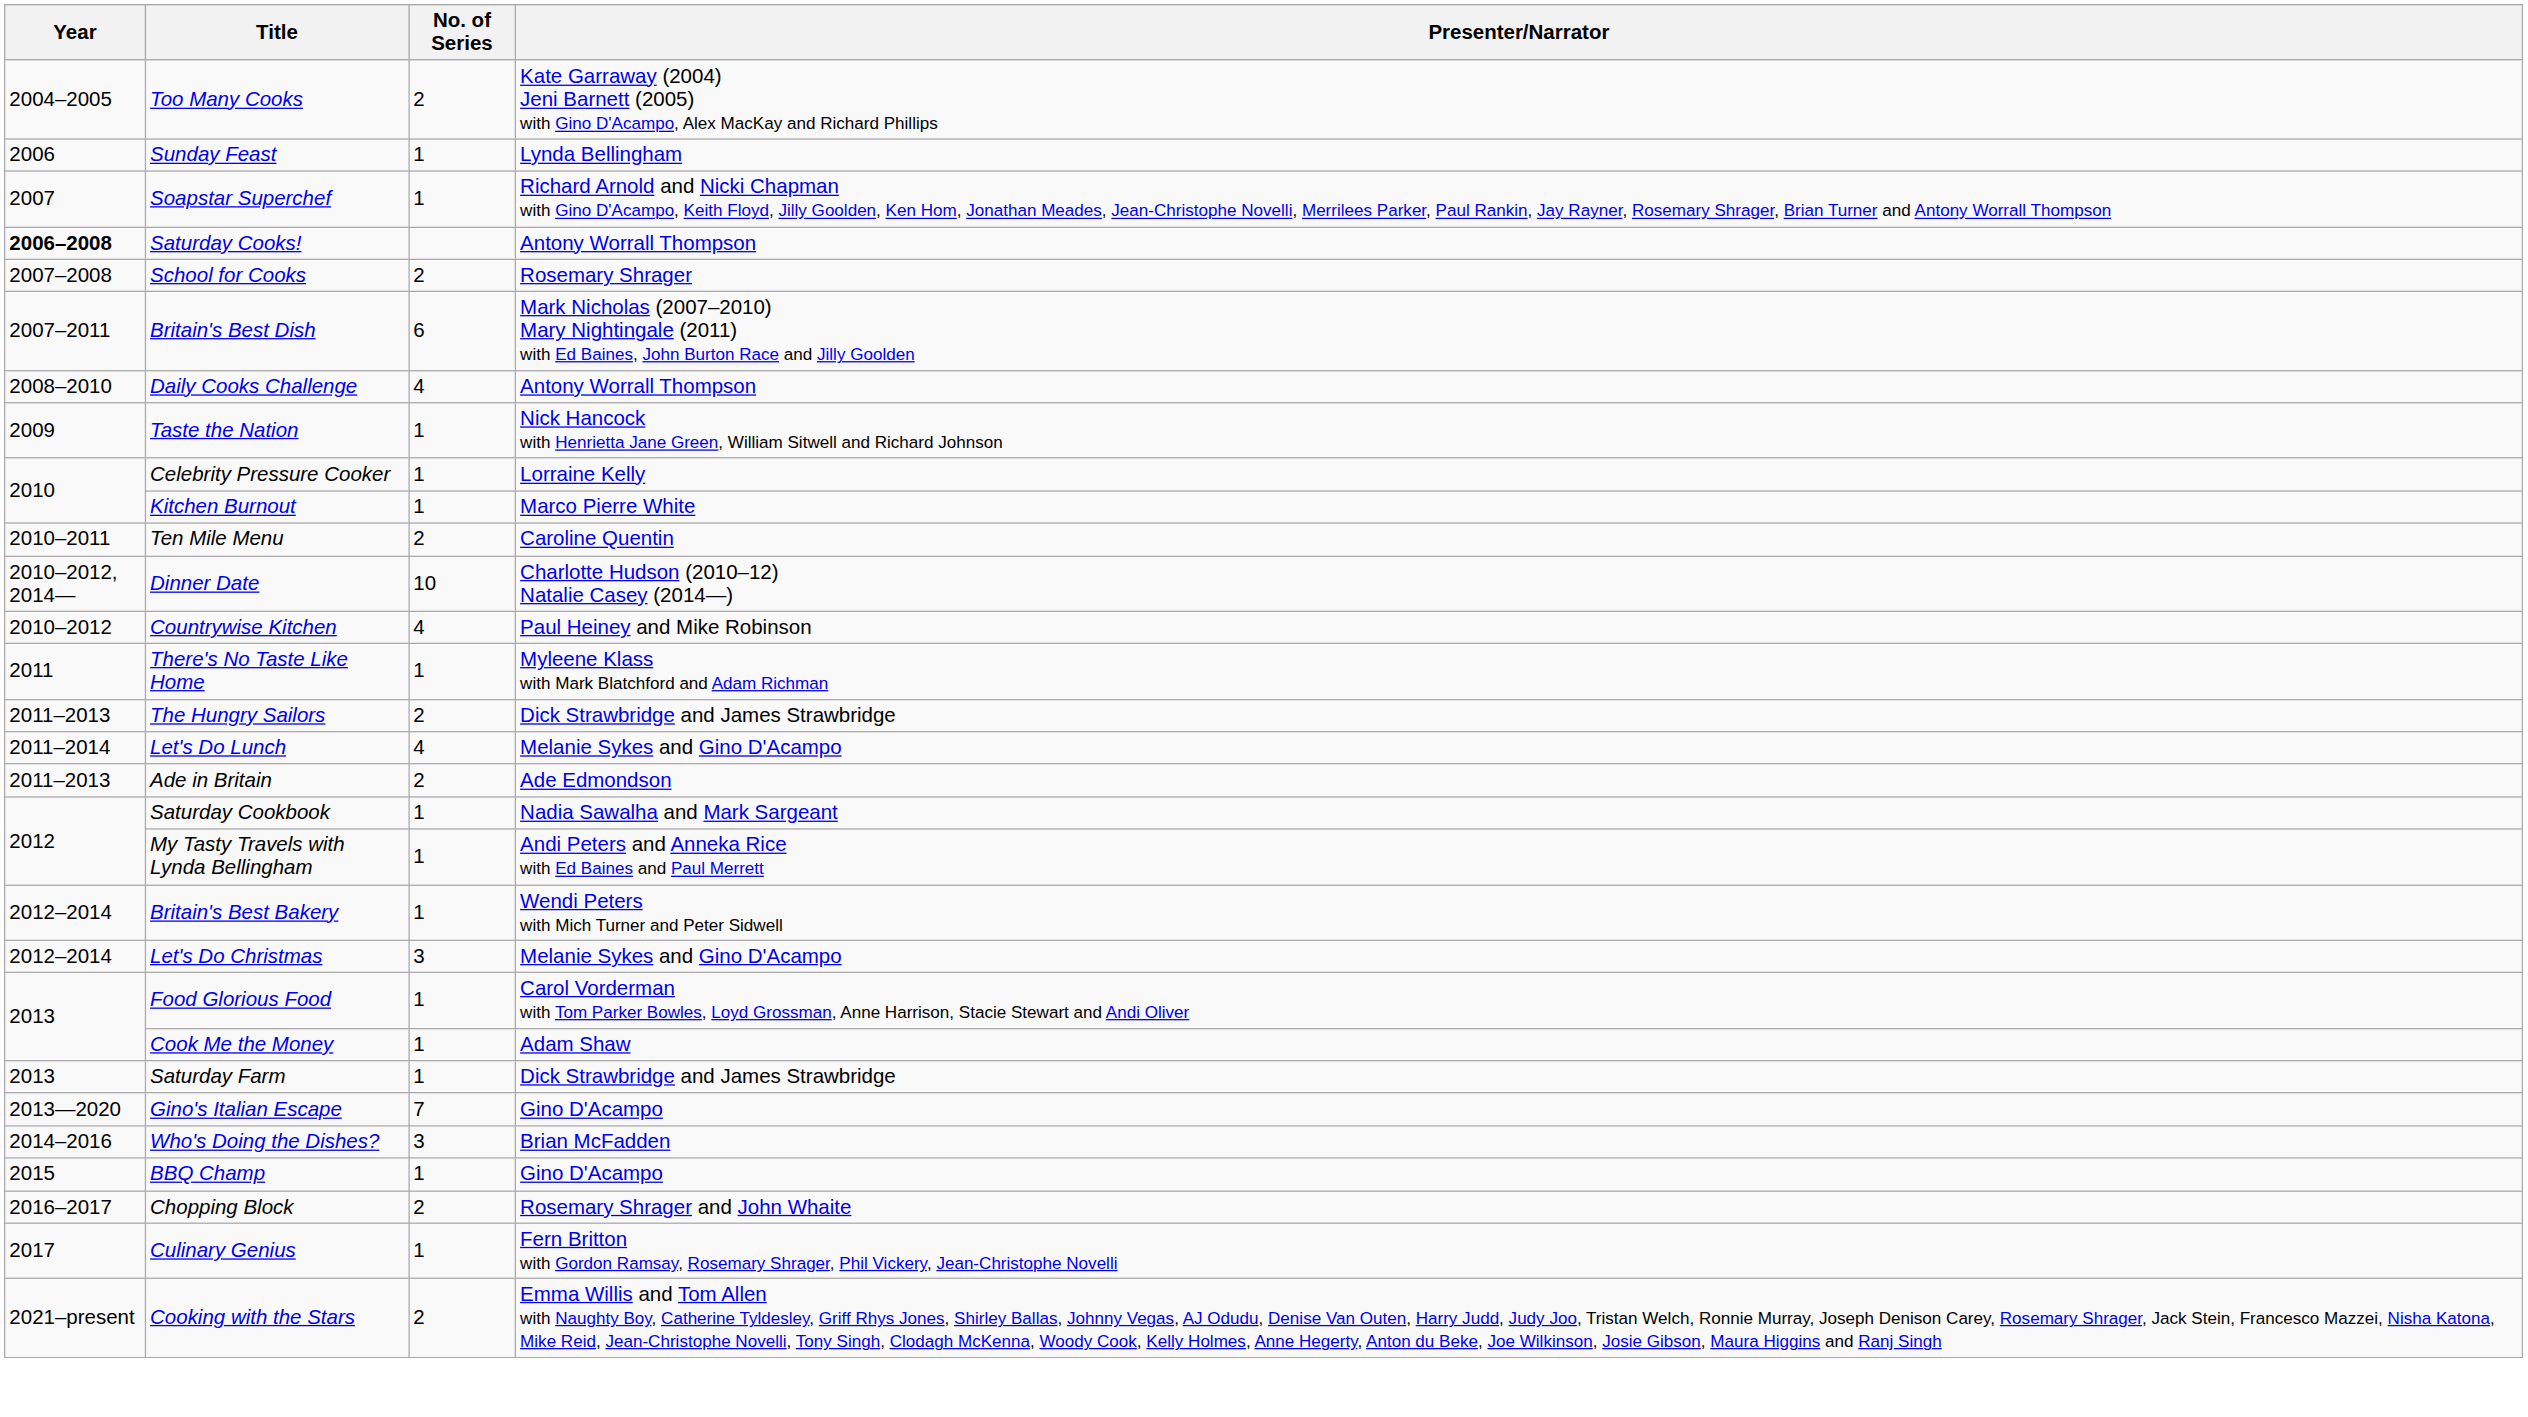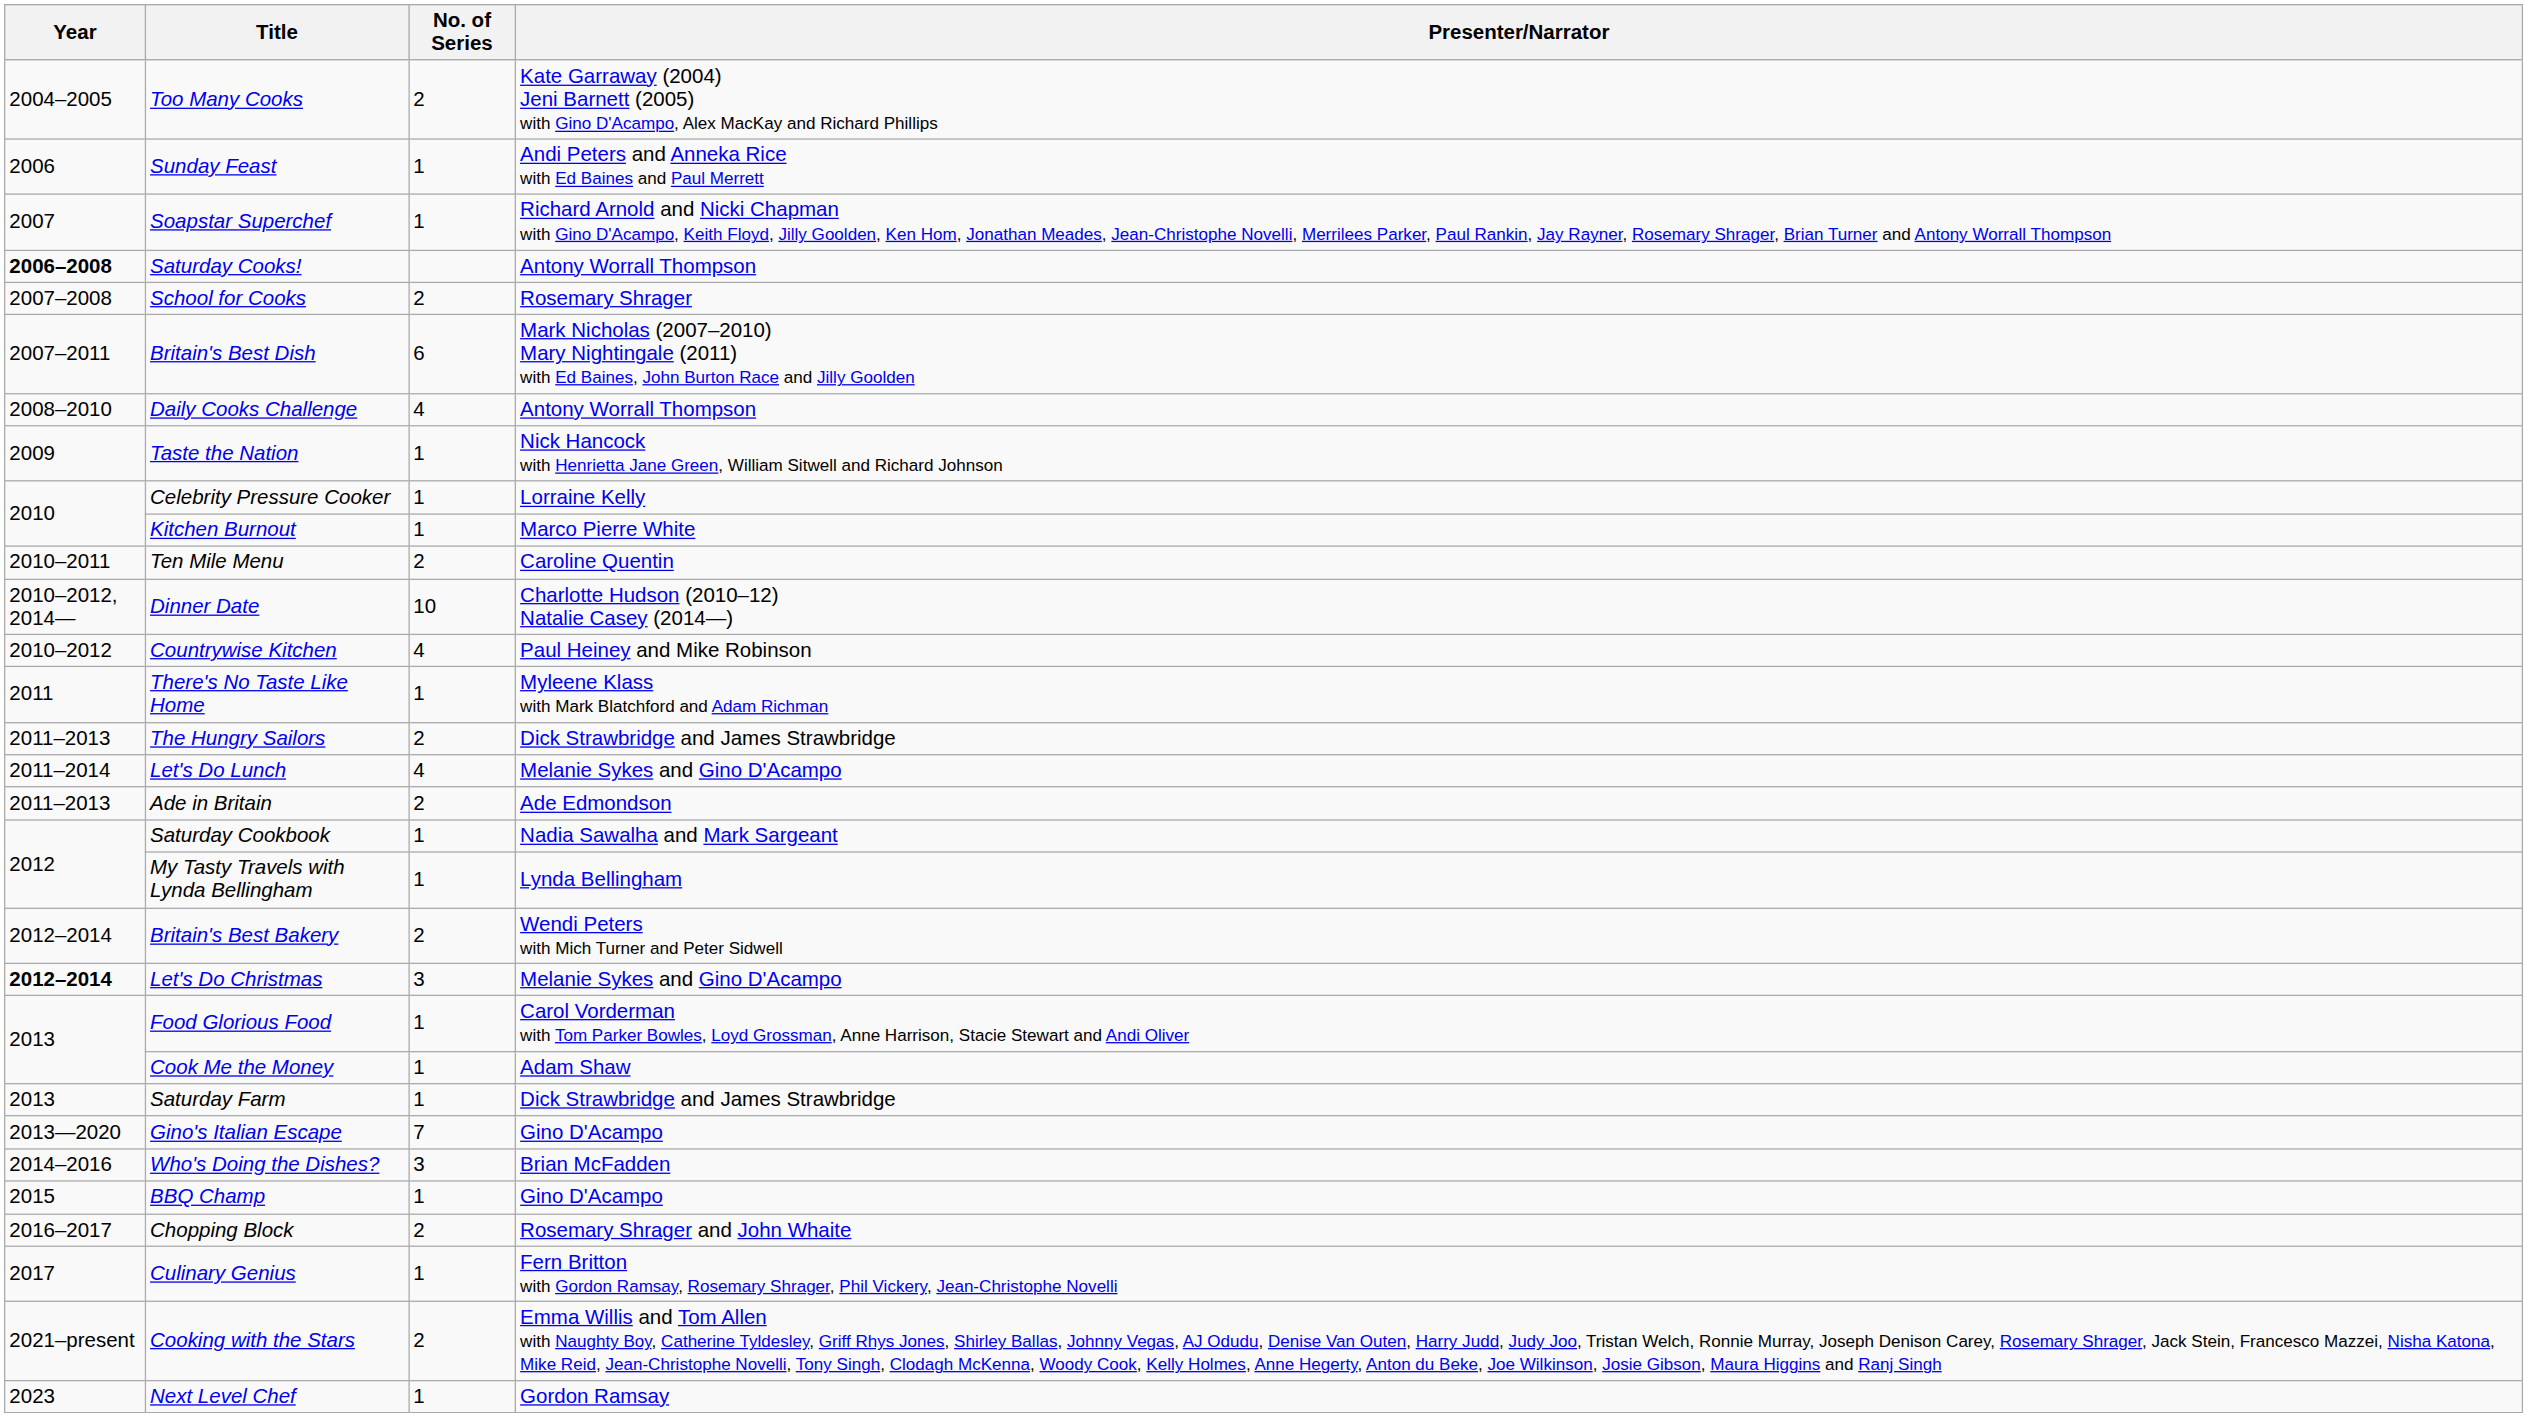(601, 154) Lynda Bellingham -> (653, 166) Andi Peters and Anneka Rice with Ed Baines and Paul Merrett
(653, 856) Andi Peters and Anneka Rice with Ed Baines and Paul Merrett -> (601, 879) Lynda Bellingham
(419, 912) 1 -> (419, 935) 2
(61, 956) normal -> (61, 979) bold
+ row: (223, 1396)
